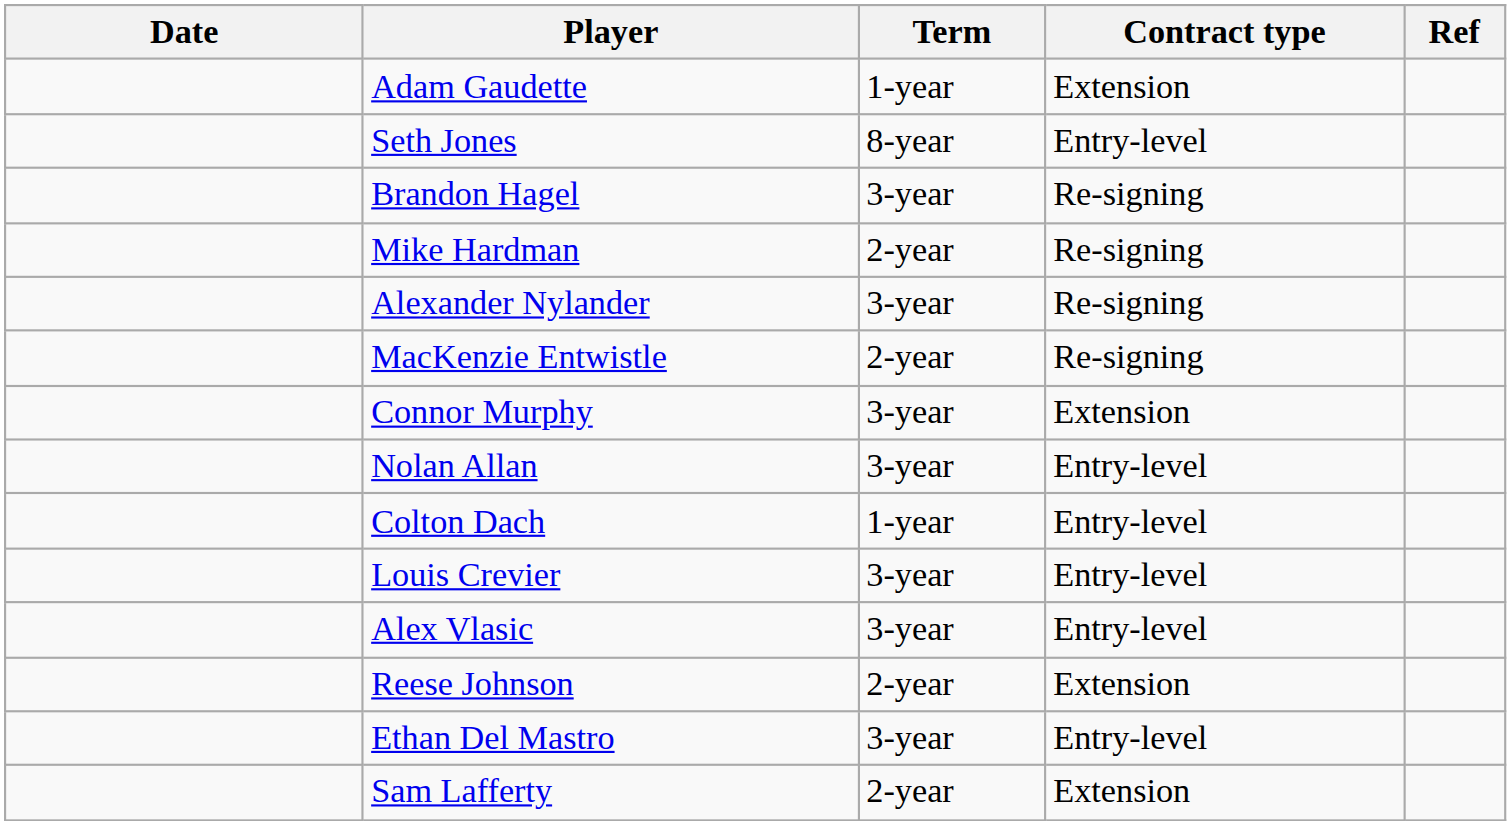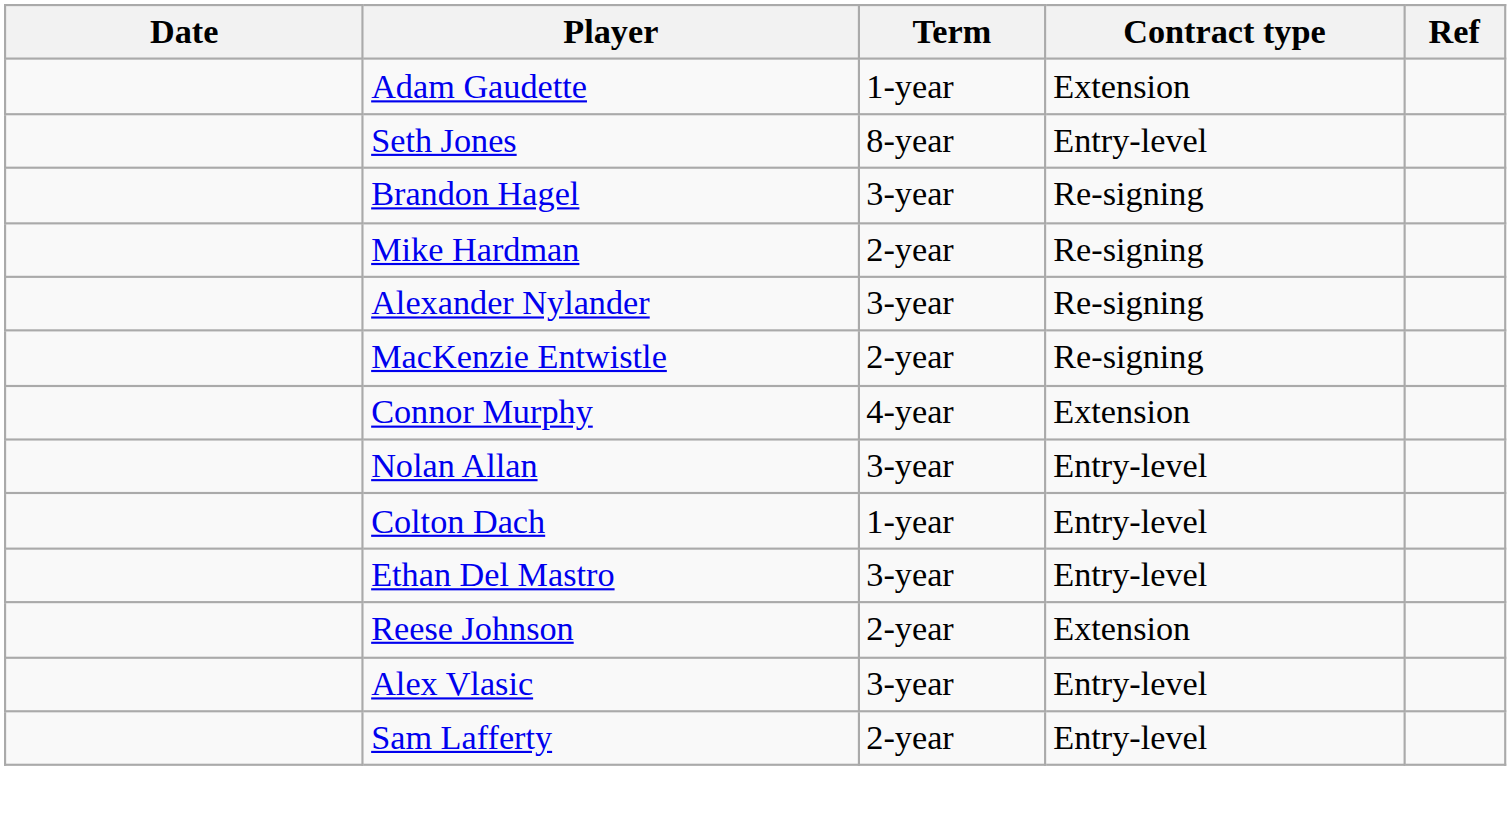(910, 411) 3-year -> (910, 411) 4-year
- row: (466, 574)
rows swapped: (452, 628) <-> (493, 737)
(1122, 791) Extension -> (1130, 737) Entry-level
